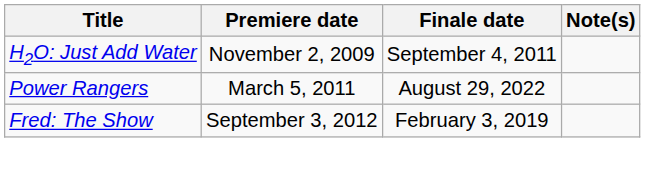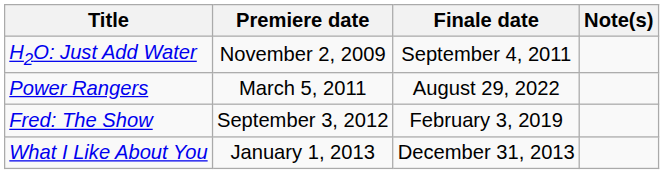+ row: (108, 152)
